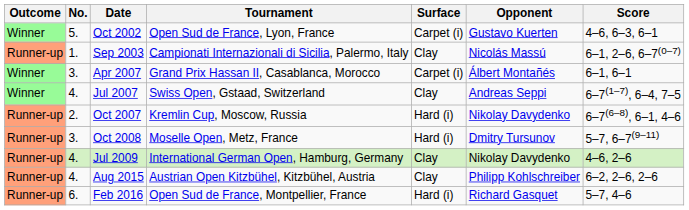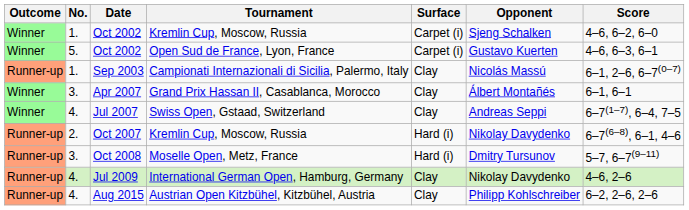+ row: (117, 32)
(439, 73) Carpet (i) -> (426, 92) Clay
- row: (118, 195)
